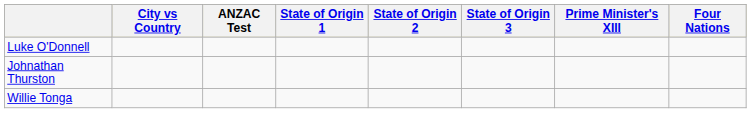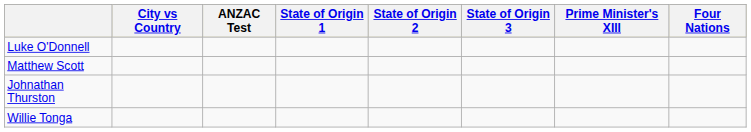+ row: (46, 66)
